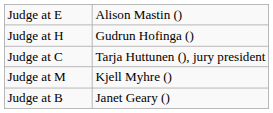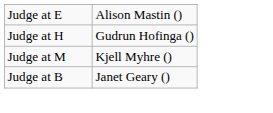- row: (35, 56)
